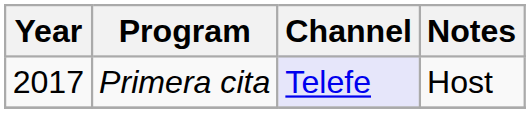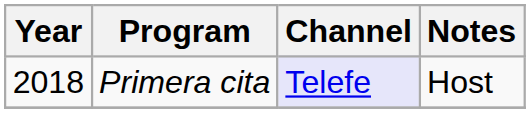(48, 82) 2017 -> (48, 82) 2018
